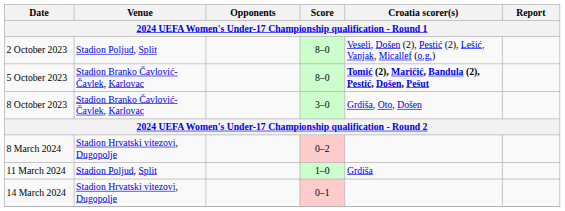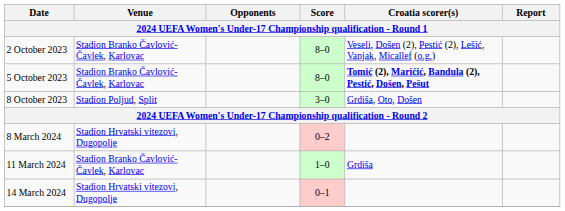(116, 50) Stadion Poljud, Split -> (127, 50) Stadion Branko Čavlović-Čavlek, Karlovac
(127, 105) Stadion Branko Čavlović-Čavlek, Karlovac -> (116, 99) Stadion Poljud, Split
(116, 171) Stadion Poljud, Split -> (127, 165) Stadion Branko Čavlović-Čavlek, Karlovac
